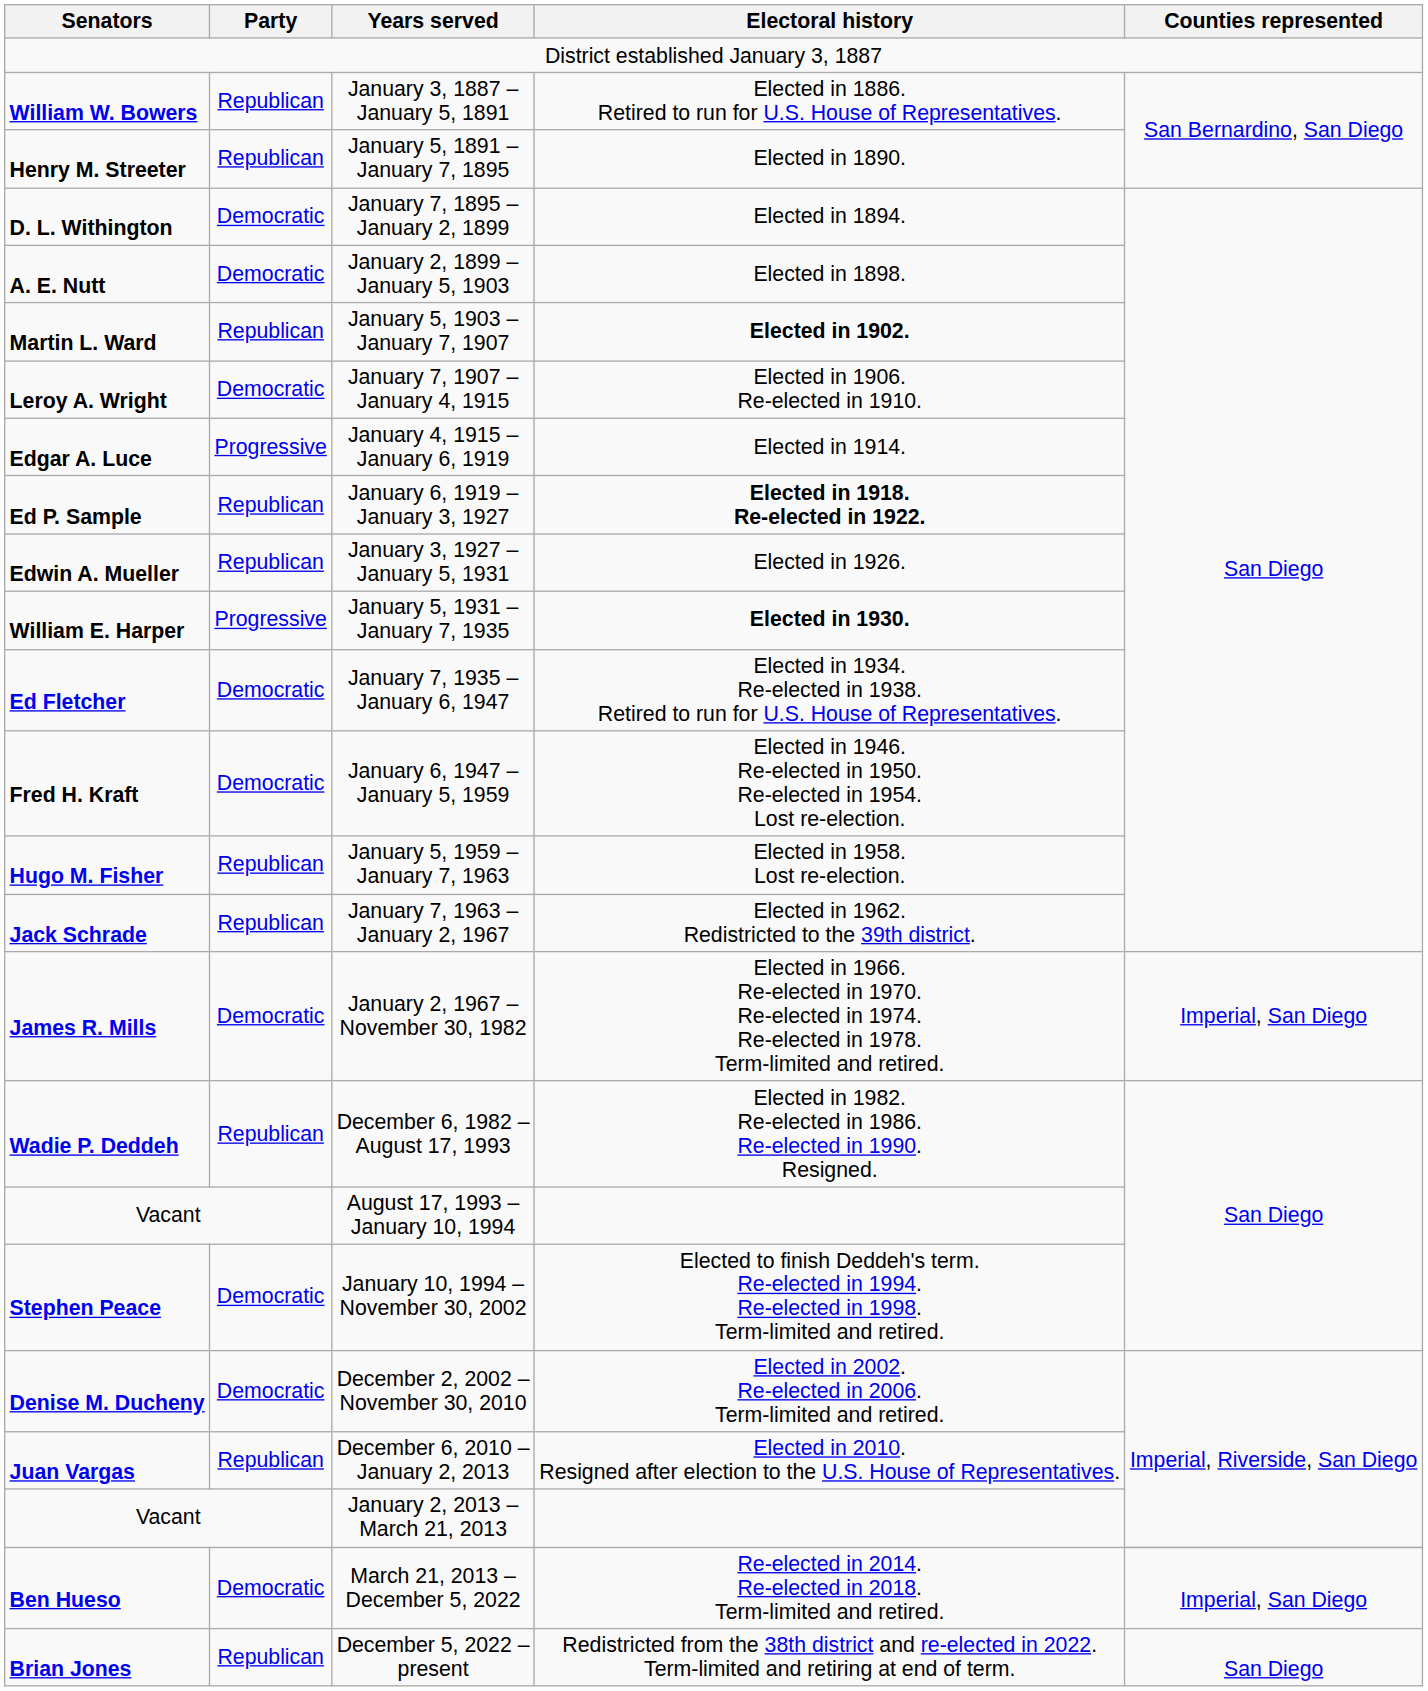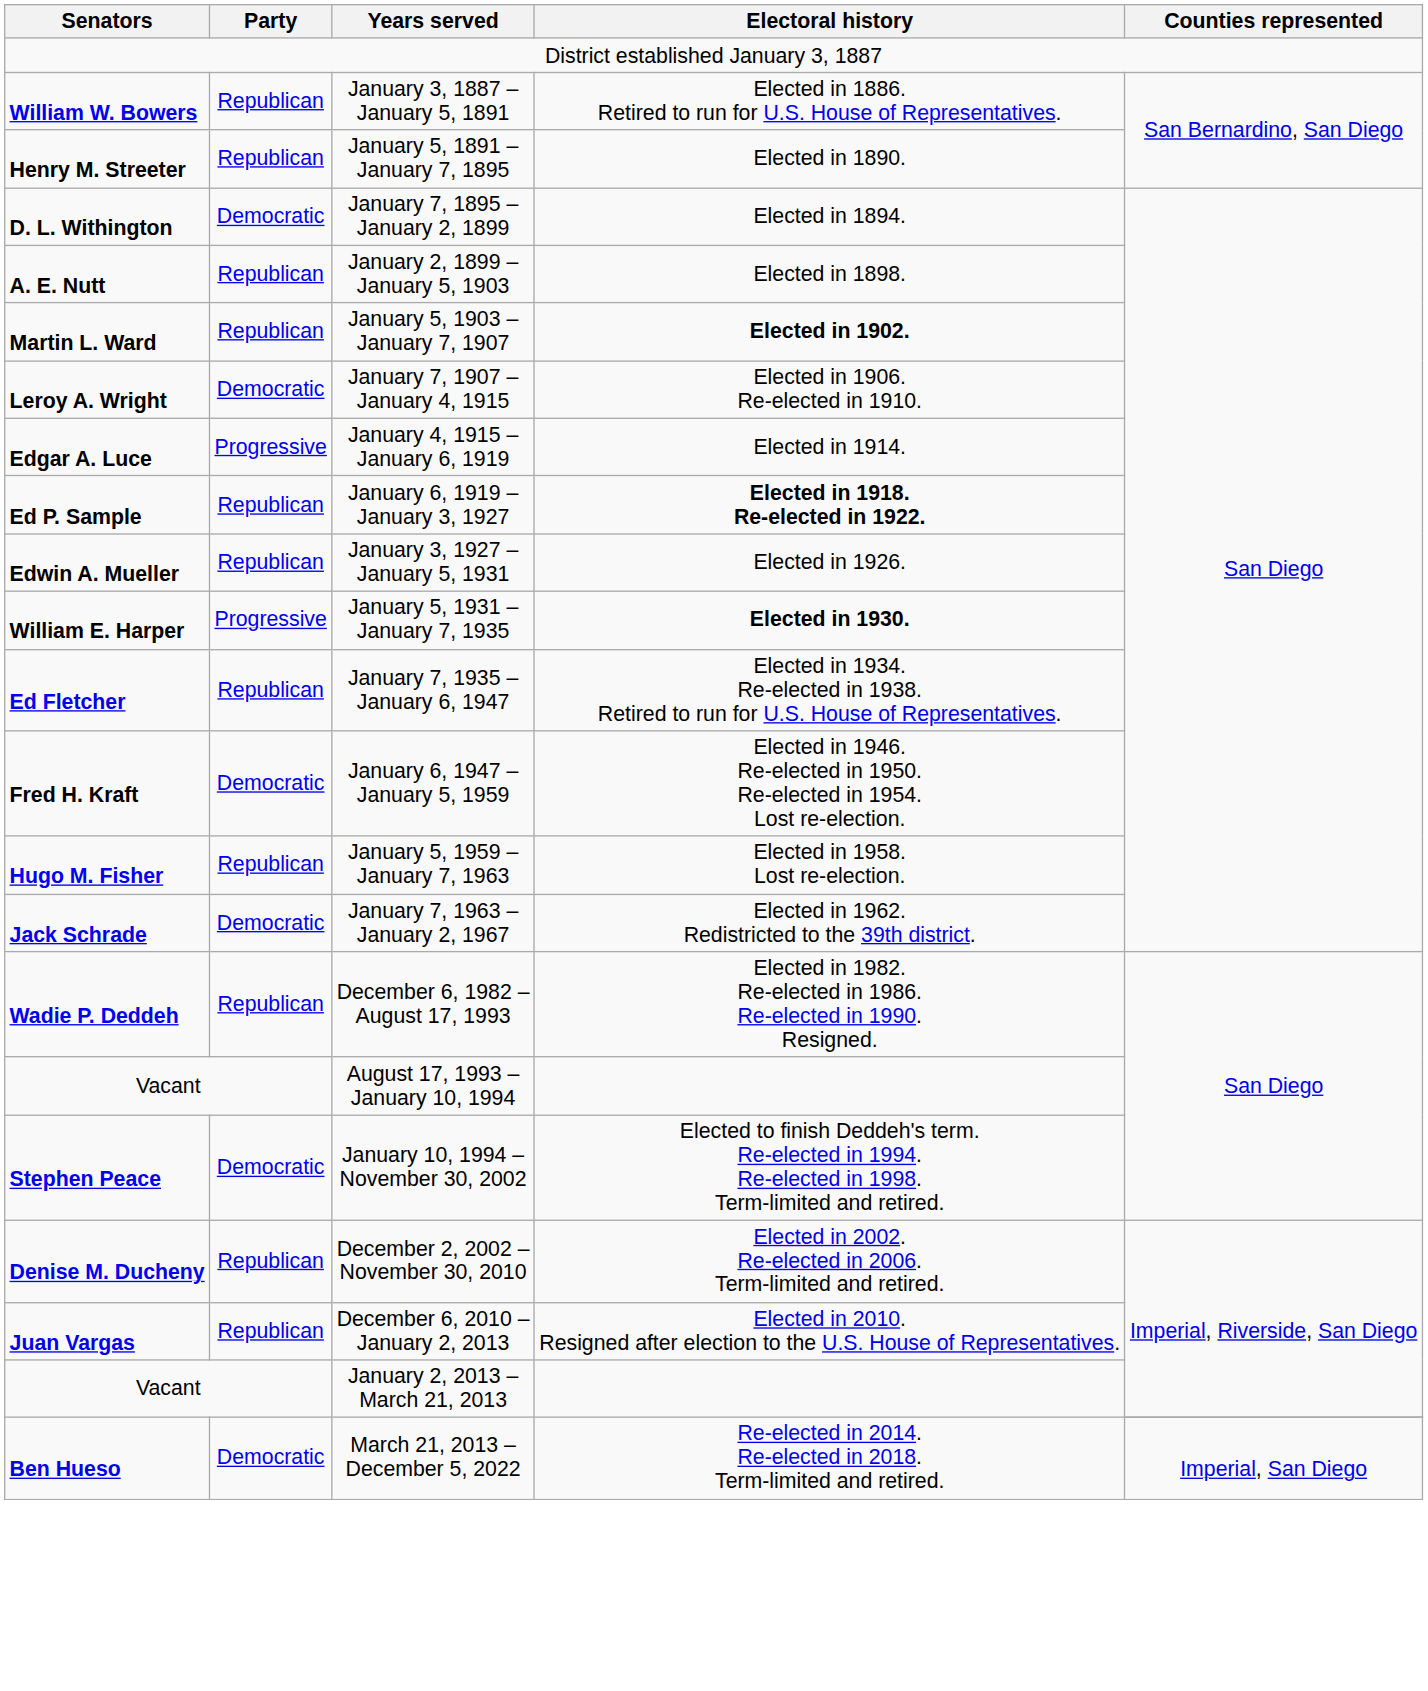(271, 273) Democratic -> (271, 273) Republican
(271, 689) Democratic -> (271, 689) Republican
(271, 922) Republican -> (271, 922) Democratic
- row: (83, 1028)
(271, 1390) Democratic -> (271, 1261) Republican
- row: (70, 1669)
